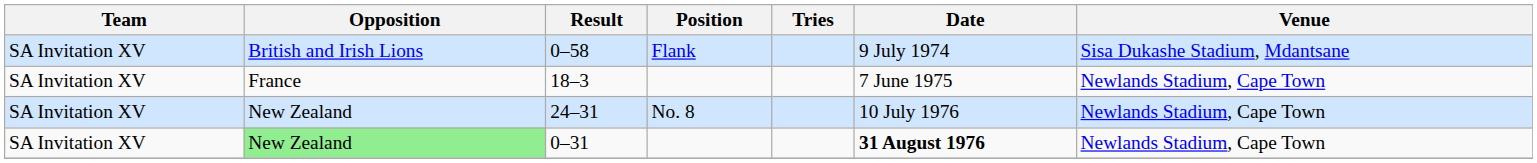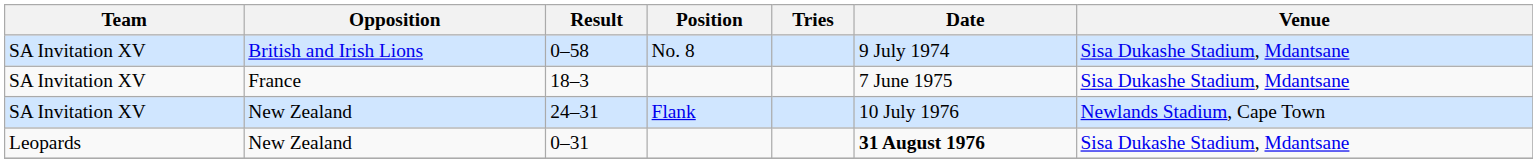(674, 50) Flank -> (673, 50) No. 8
(1203, 81) Newlands Stadium, Cape Town -> (1215, 81) Sisa Dukashe Stadium, Mdantsane
(673, 111) No. 8 -> (674, 111) Flank
(77, 142) SA Invitation XV -> (45, 142) Leopards
(300, 142) lightgreen background -> (300, 142) no background
(1203, 142) Newlands Stadium, Cape Town -> (1215, 142) Sisa Dukashe Stadium, Mdantsane
